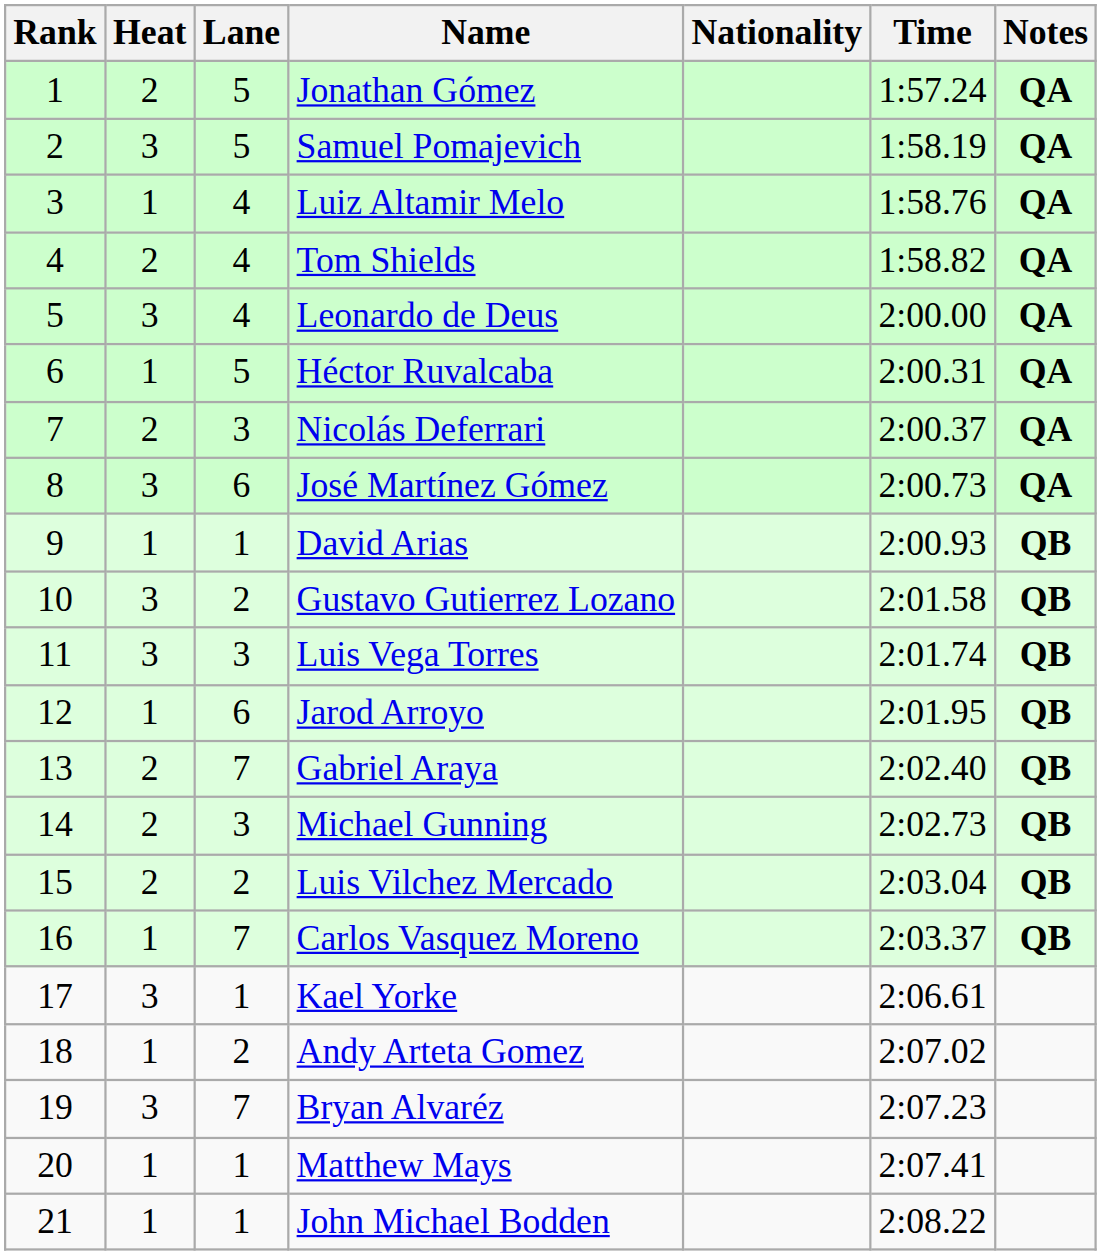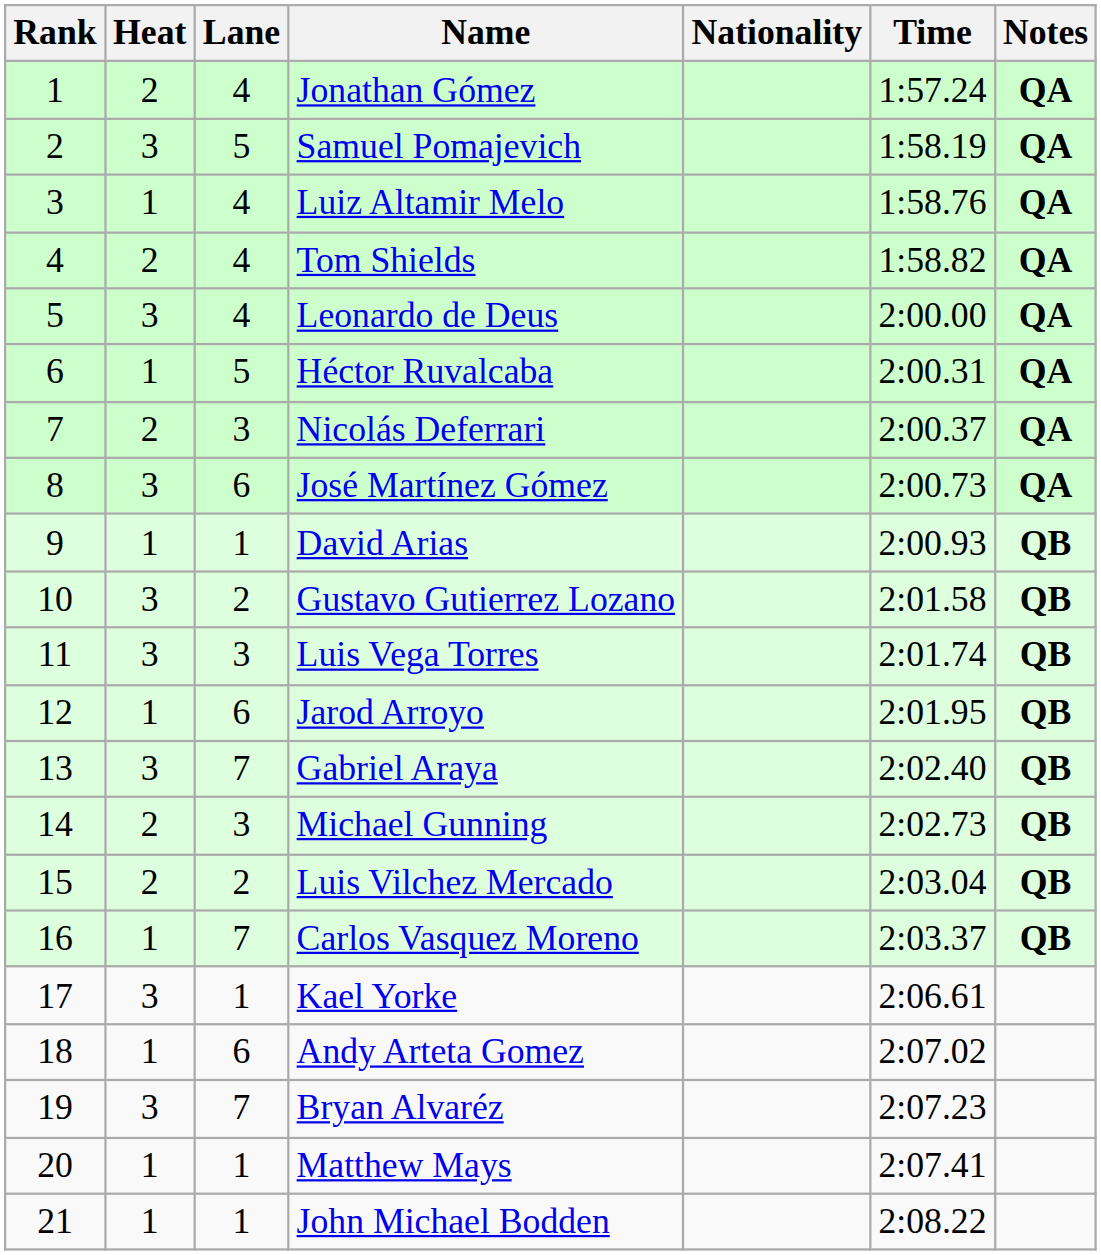(241, 89) 5 -> (241, 89) 4
(150, 768) 2 -> (150, 768) 3
(241, 1051) 2 -> (241, 1051) 6
